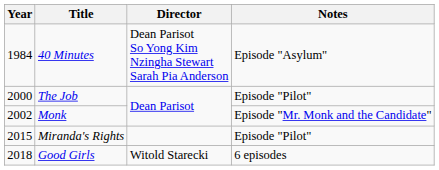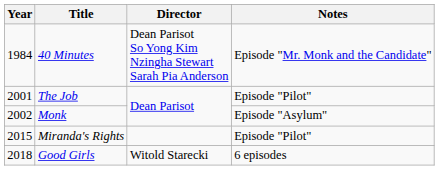(281, 55) Episode "Asylum" -> (333, 55) Episode "Mr. Monk and the Candidate"
(20, 96) 2000 -> (20, 96) 2001
(333, 115) Episode "Mr. Monk and the Candidate" -> (281, 115) Episode "Asylum"
